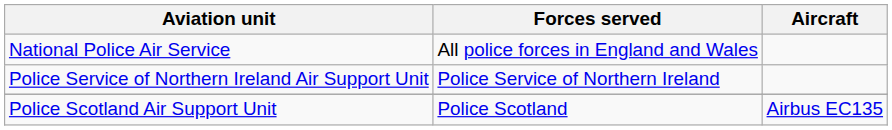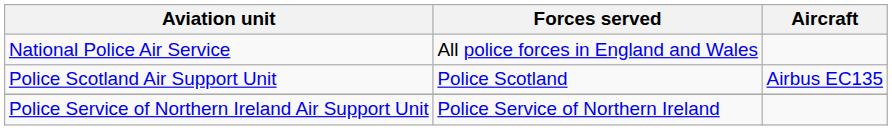rows swapped: (219, 79) <-> (143, 109)
